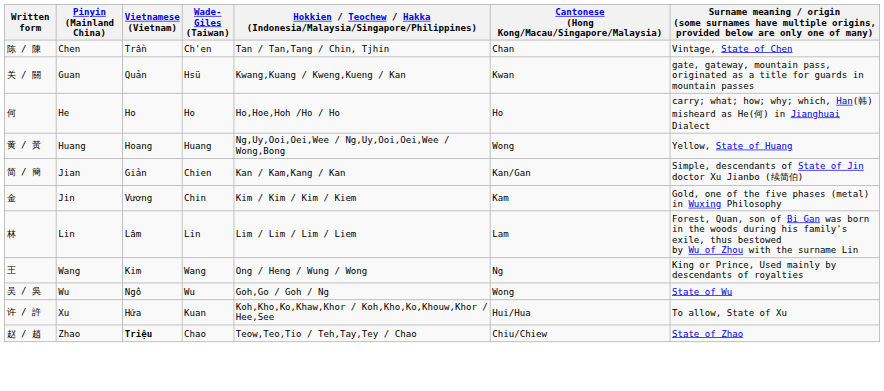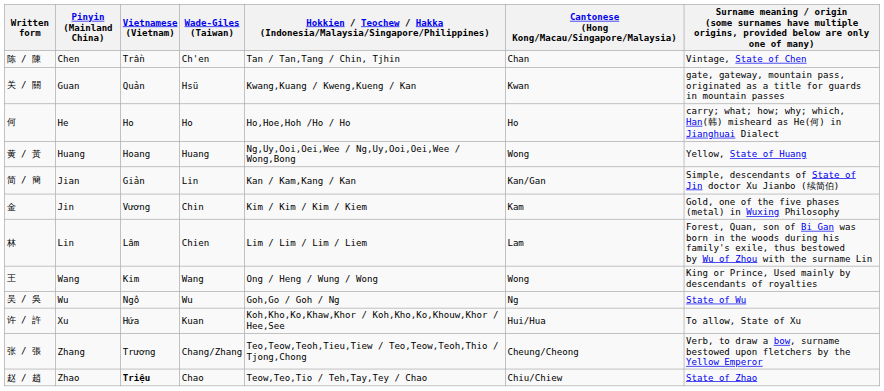(198, 172) Chien -> (190, 180) Lin
(192, 234) Lin -> (196, 243) Chien
(498, 270) Ng -> (518, 278) Wong
(503, 291) Wong -> (513, 300) Ng
+ row: (24, 351)
